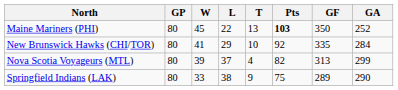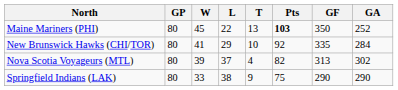(363, 61) 299 -> (363, 61) 302
(322, 77) 289 -> (322, 77) 290
